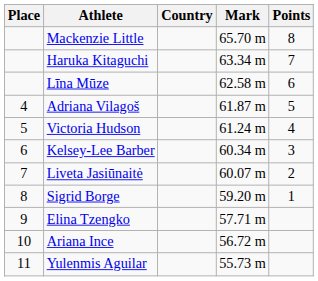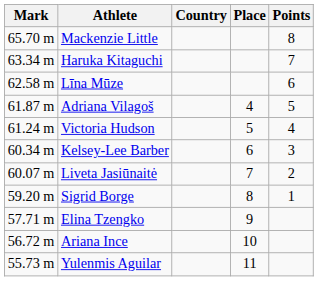columns swapped: (24, 15) <-> (243, 15)
